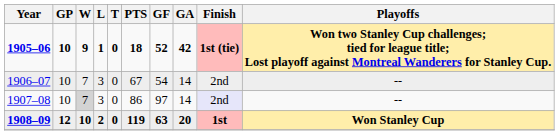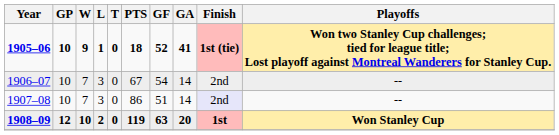(185, 47) 42 -> (185, 47) 41
(85, 100) lightgrey background -> (85, 100) no background
(161, 100) 97 -> (161, 100) 51
